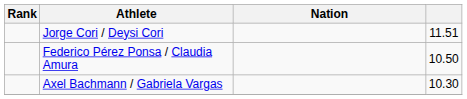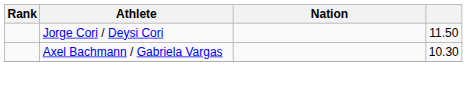(444, 33) 11.51 -> (444, 33) 11.50
- row: (127, 58)
